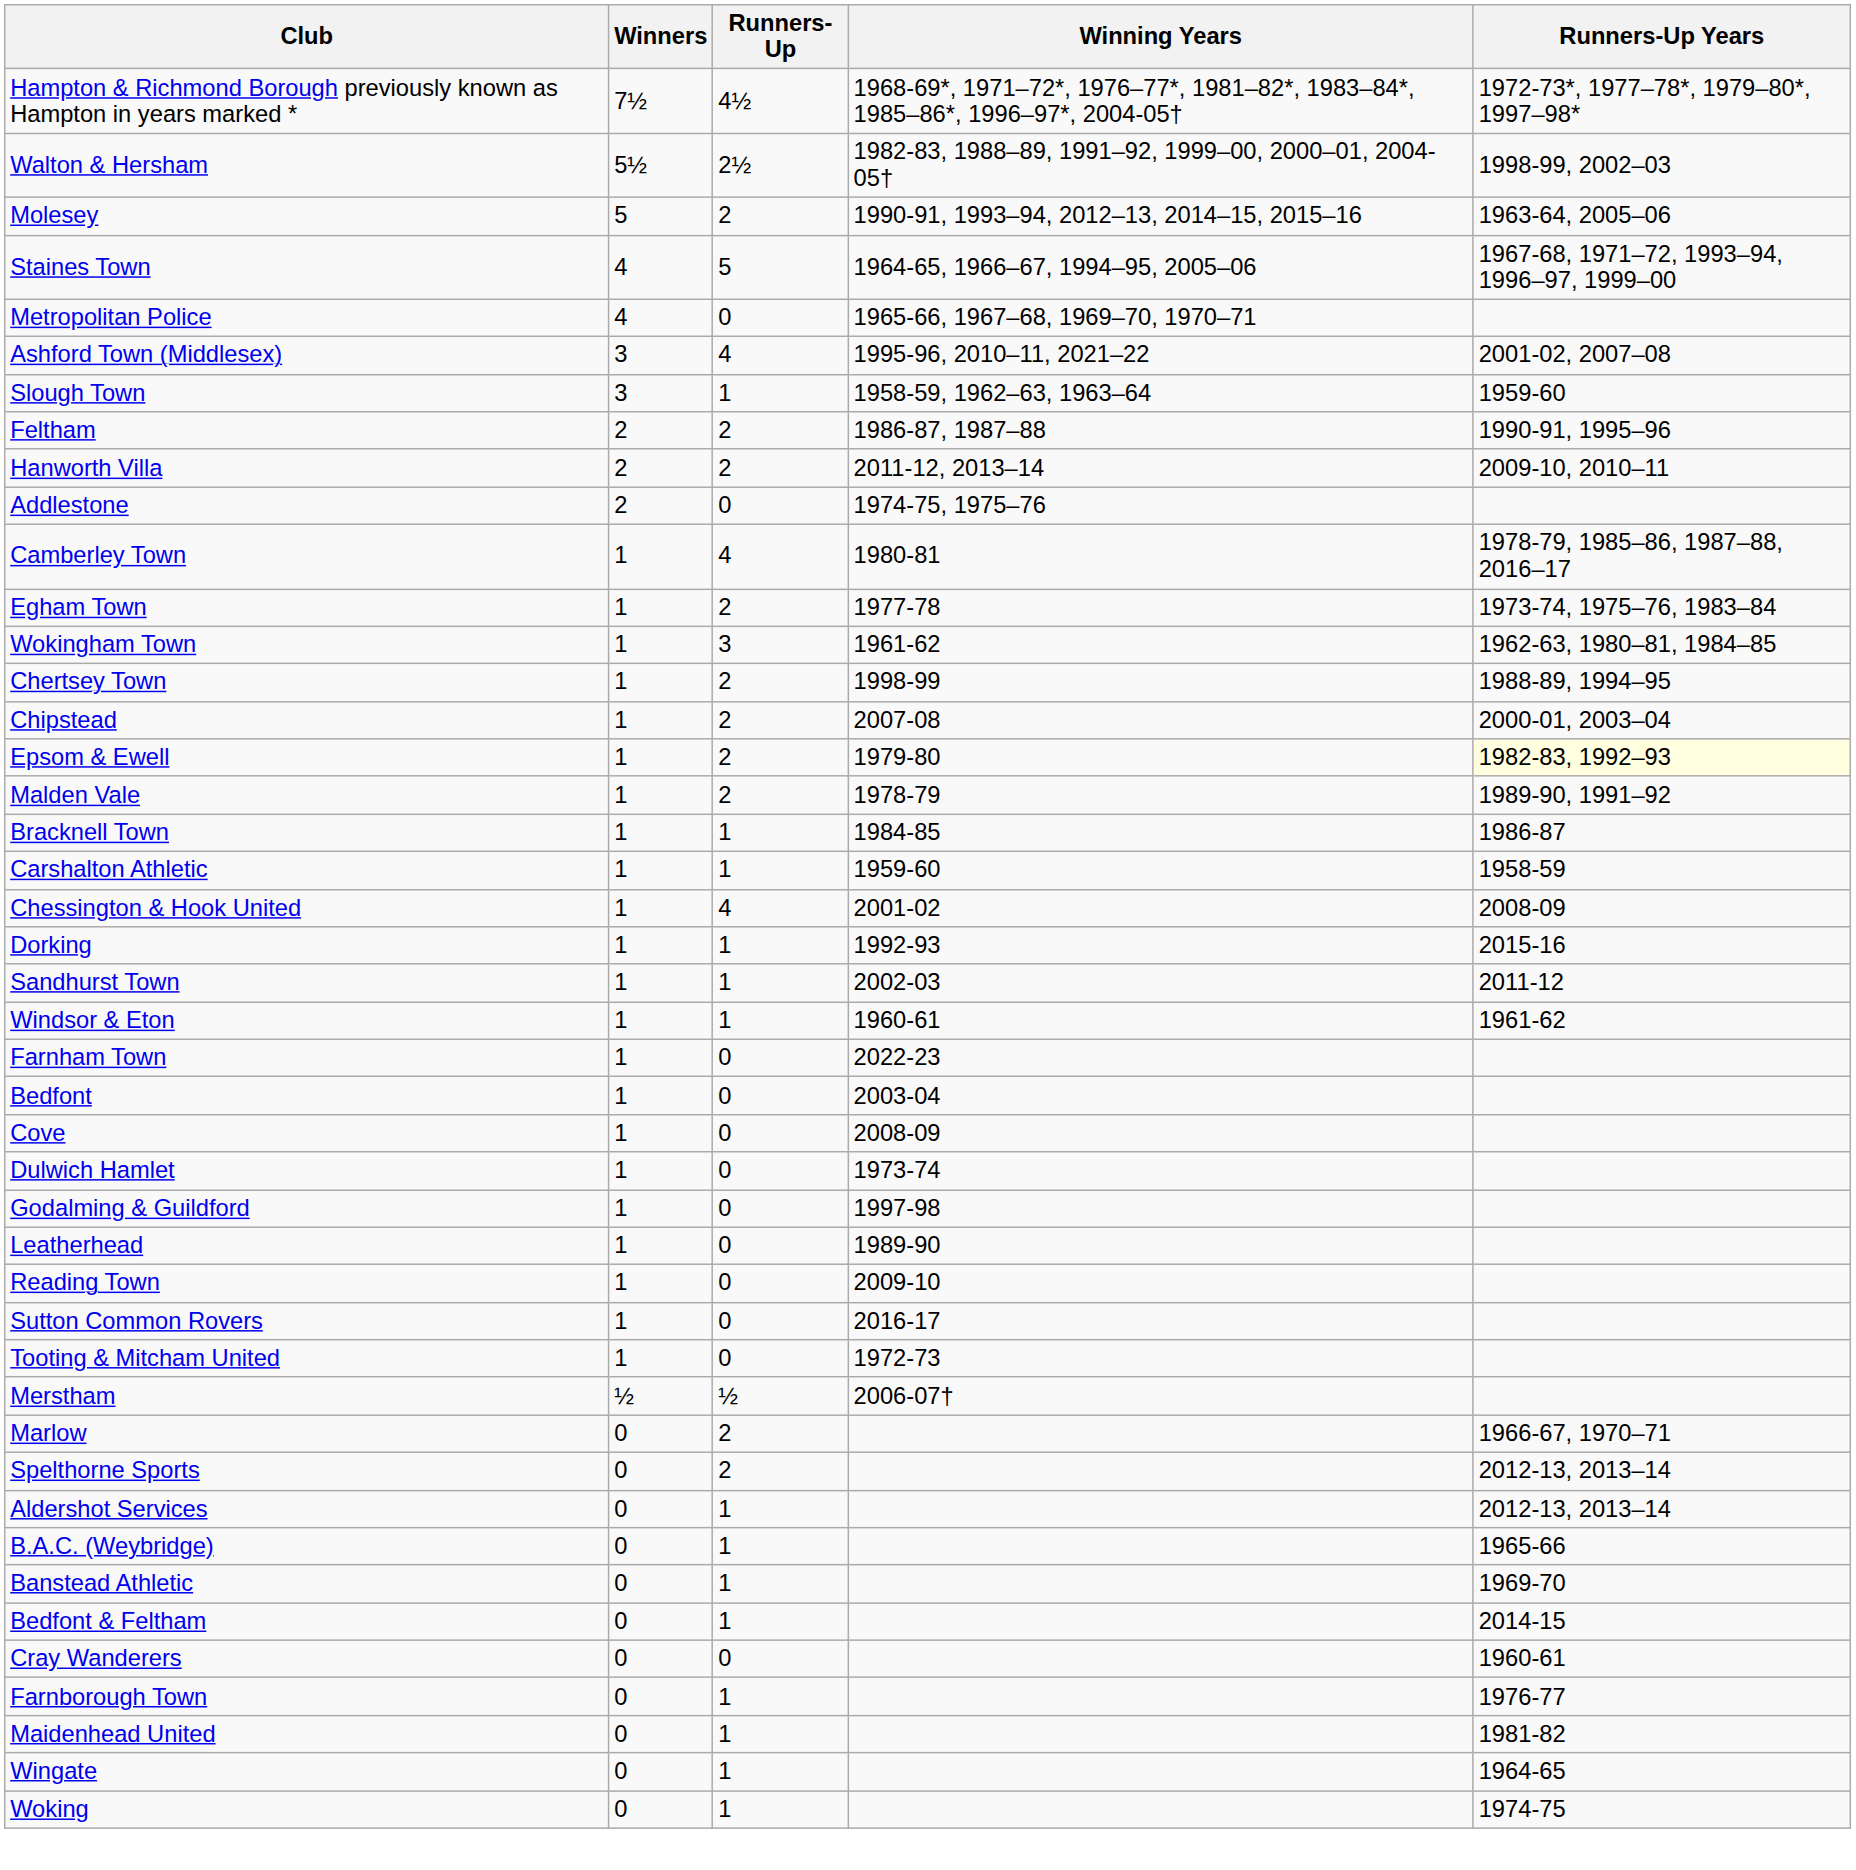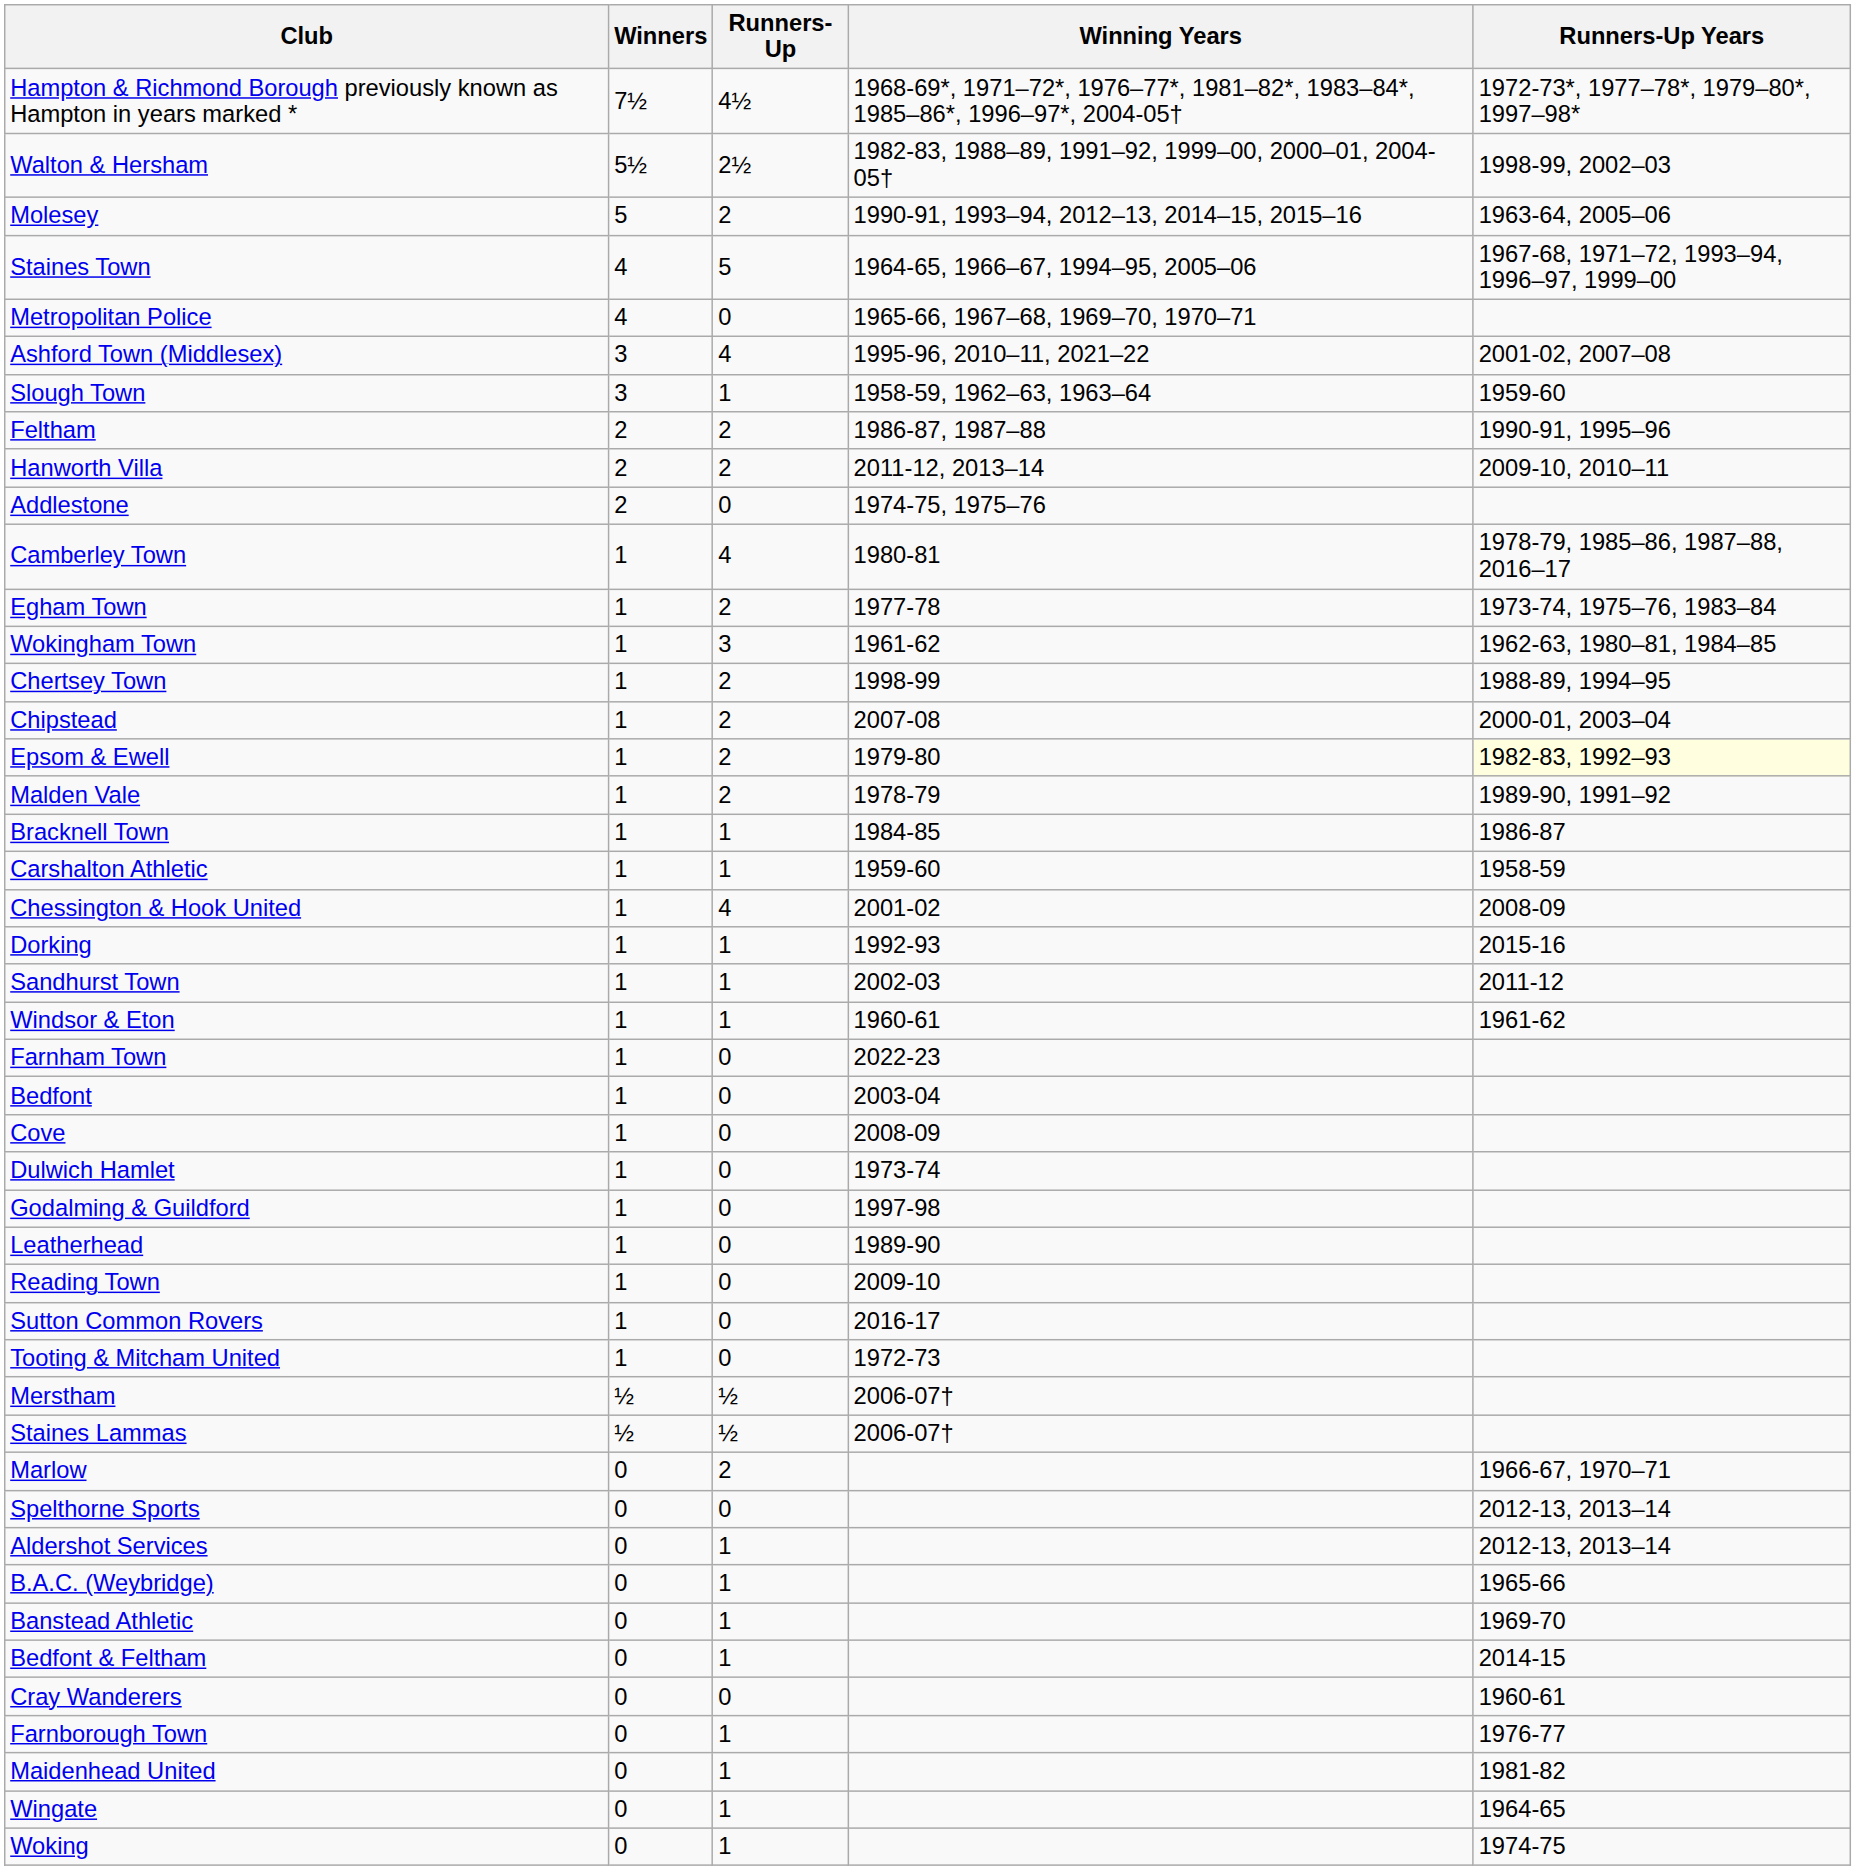+ row: (98, 1433)
(725, 1470) 2 -> (725, 1508) 0
